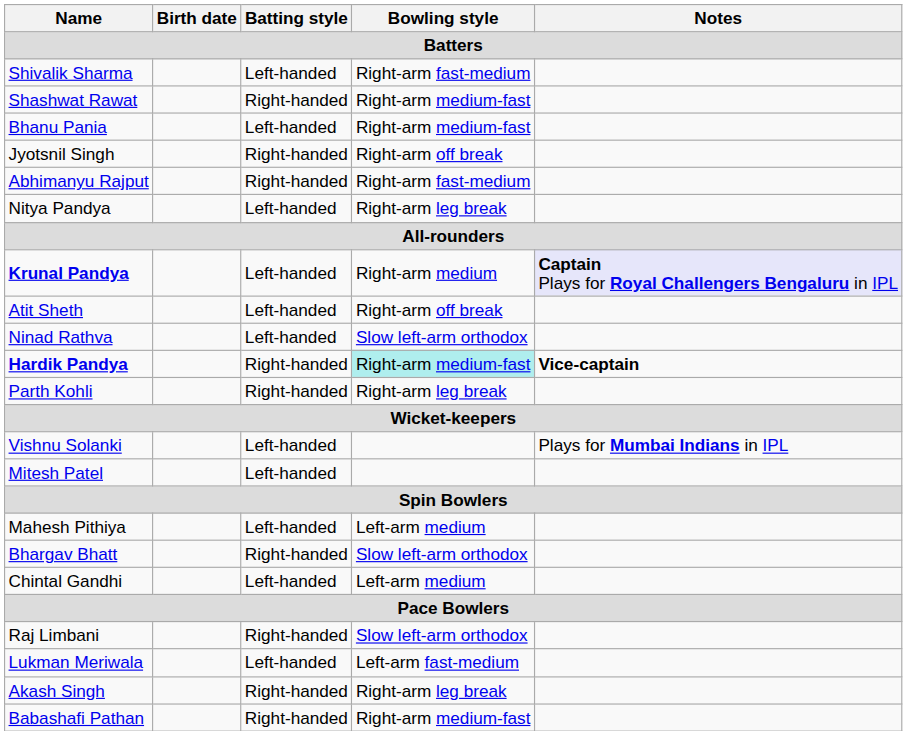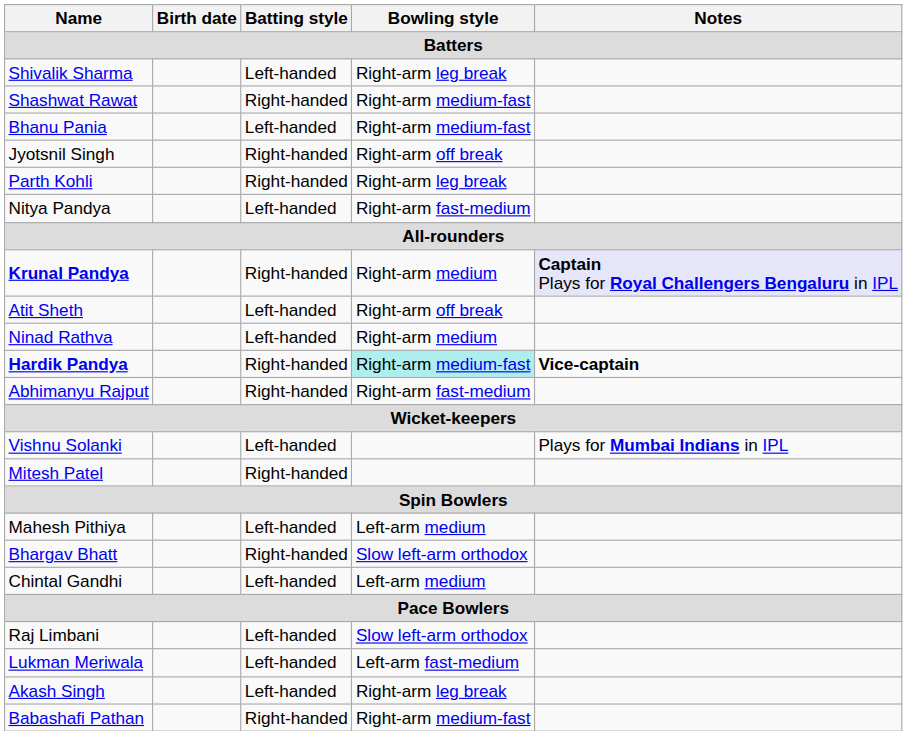(443, 73) Right-arm fast-medium -> (431, 73) Right-arm leg break
rows swapped: (51, 391) <-> (79, 181)
(431, 209) Right-arm leg break -> (443, 209) Right-arm fast-medium
(291, 273) Left-handed -> (296, 273) Right-handed
(442, 337) Slow left-arm orthodox -> (426, 337) Right-arm medium
(291, 473) Left-handed -> (296, 473) Right-handed
(296, 636) Right-handed -> (291, 636) Left-handed
(296, 690) Right-handed -> (291, 690) Left-handed
